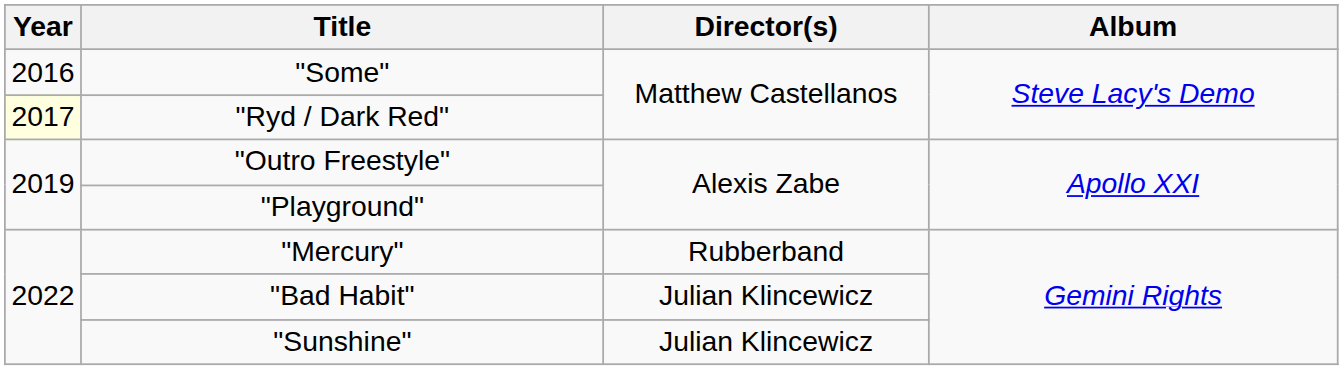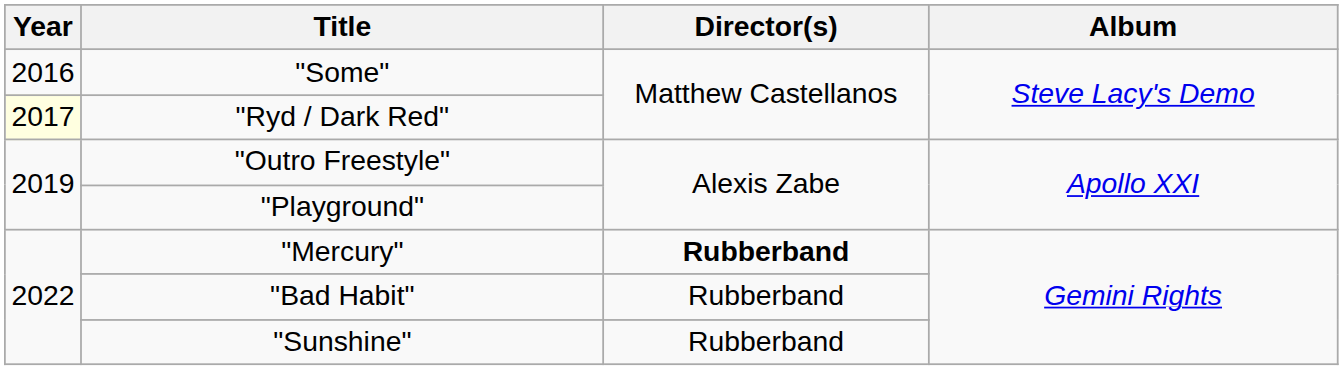(766, 251) normal -> (766, 251) bold
(766, 296) Julian Klincewicz -> (766, 296) Rubberband
(766, 341) Julian Klincewicz -> (766, 341) Rubberband
